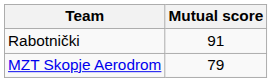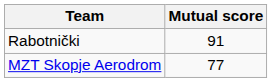(216, 65) 79 -> (216, 65) 77
